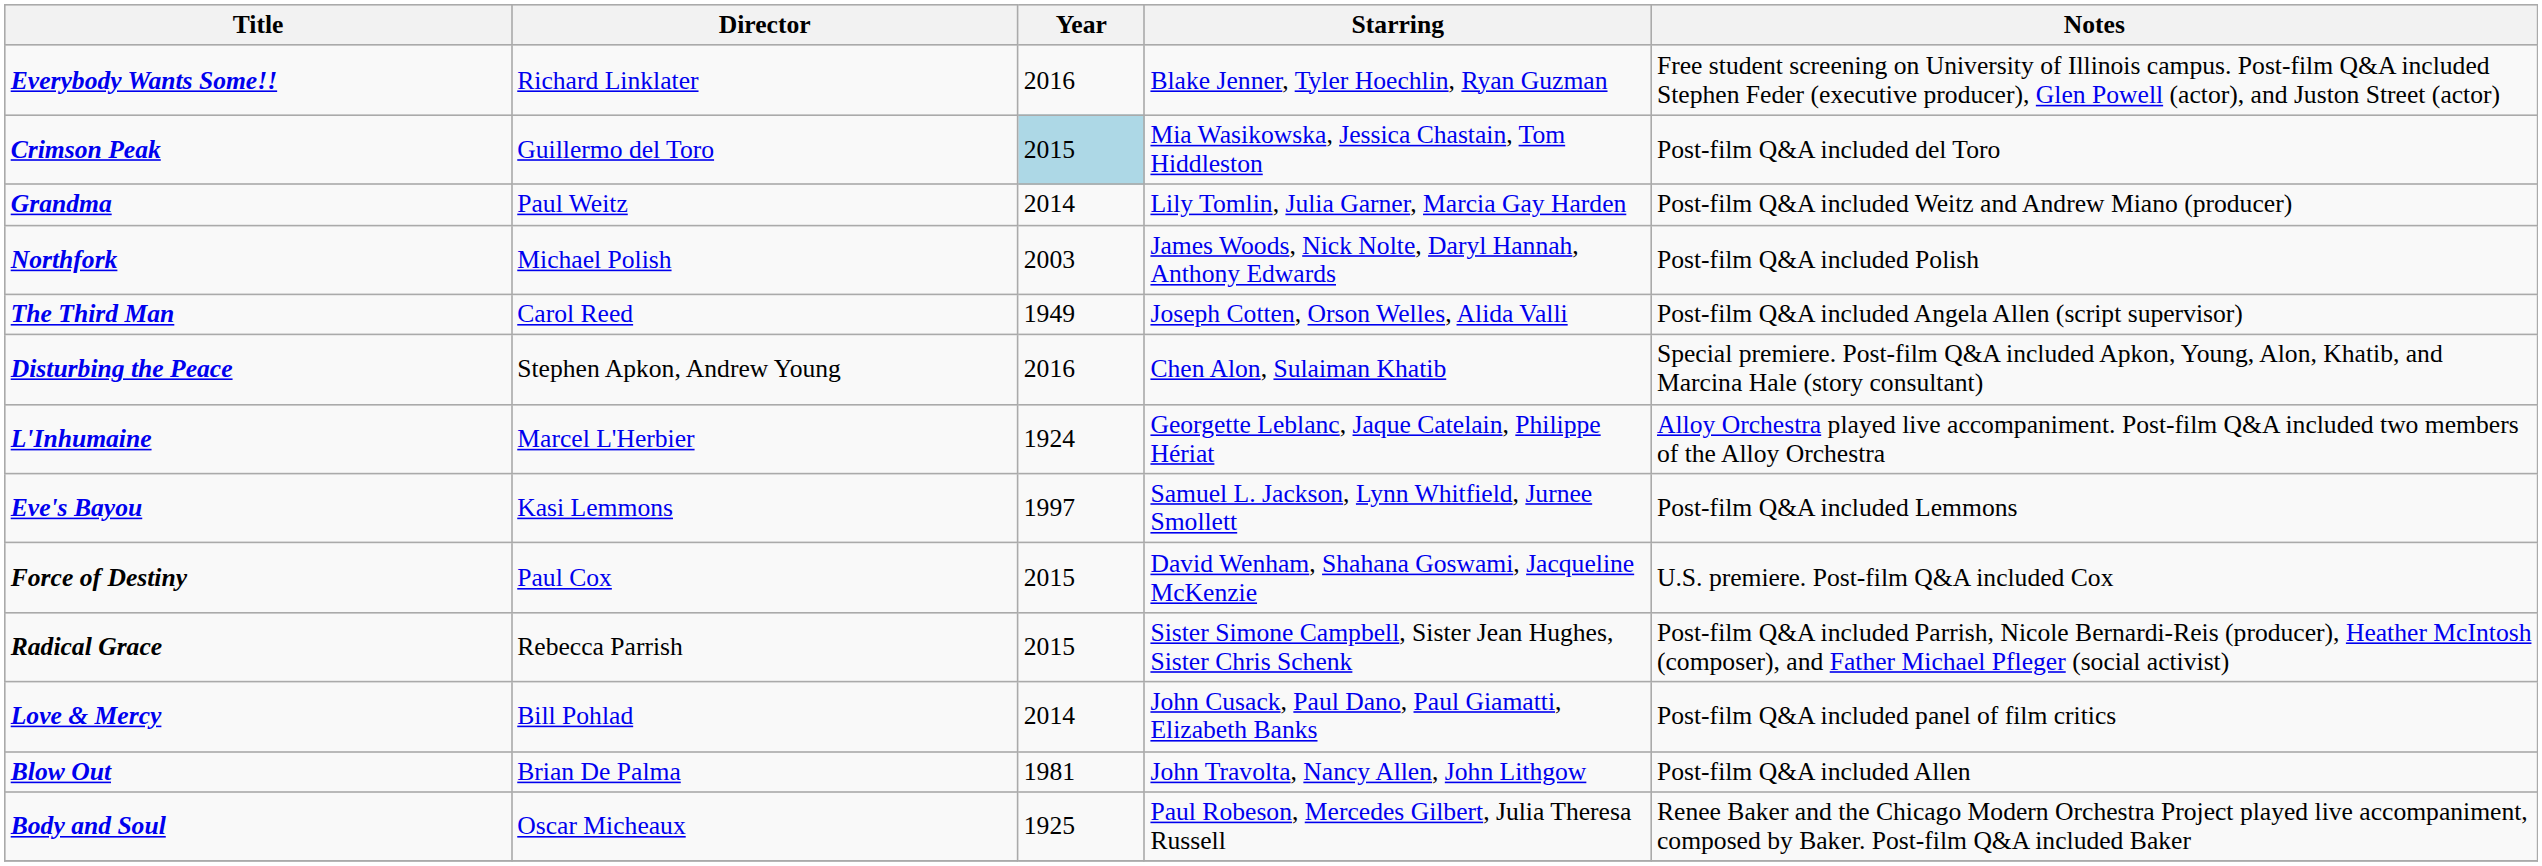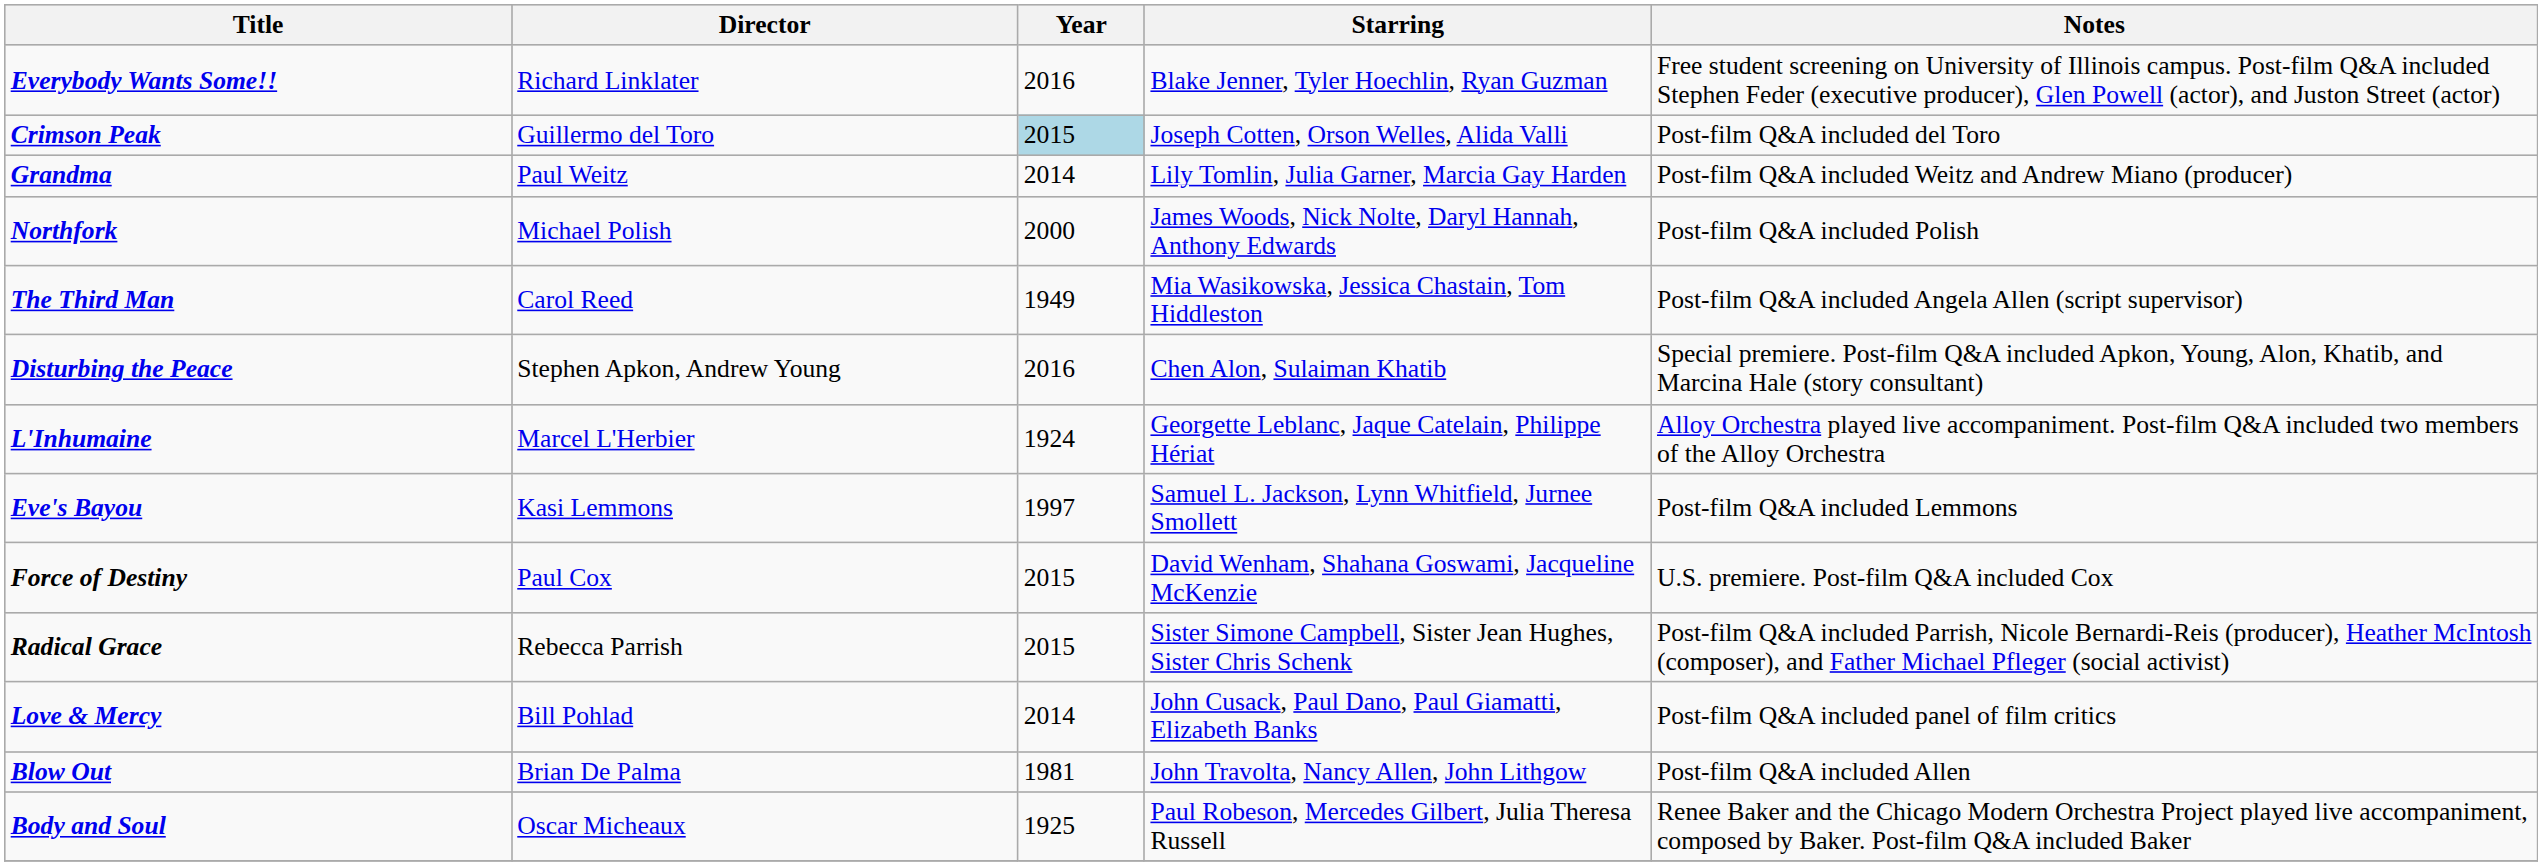(1358, 149) Mia Wasikowska, Jessica Chastain, Tom Hiddleston -> (1359, 134) Joseph Cotten, Orson Welles, Alida Valli
(1049, 259) 2003 -> (1049, 230) 2000
(1359, 314) Joseph Cotten, Orson Welles, Alida Valli -> (1358, 299) Mia Wasikowska, Jessica Chastain, Tom Hiddleston
